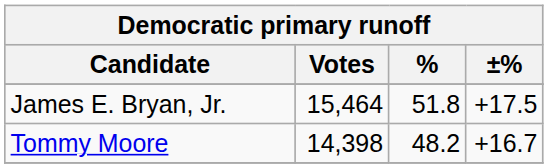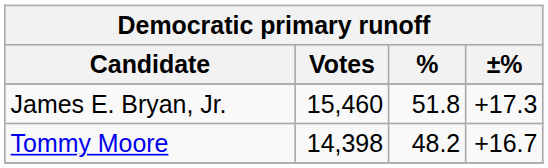(345, 104) 15,464 -> (345, 104) 15,460
(506, 104) +17.5 -> (506, 104) +17.3
